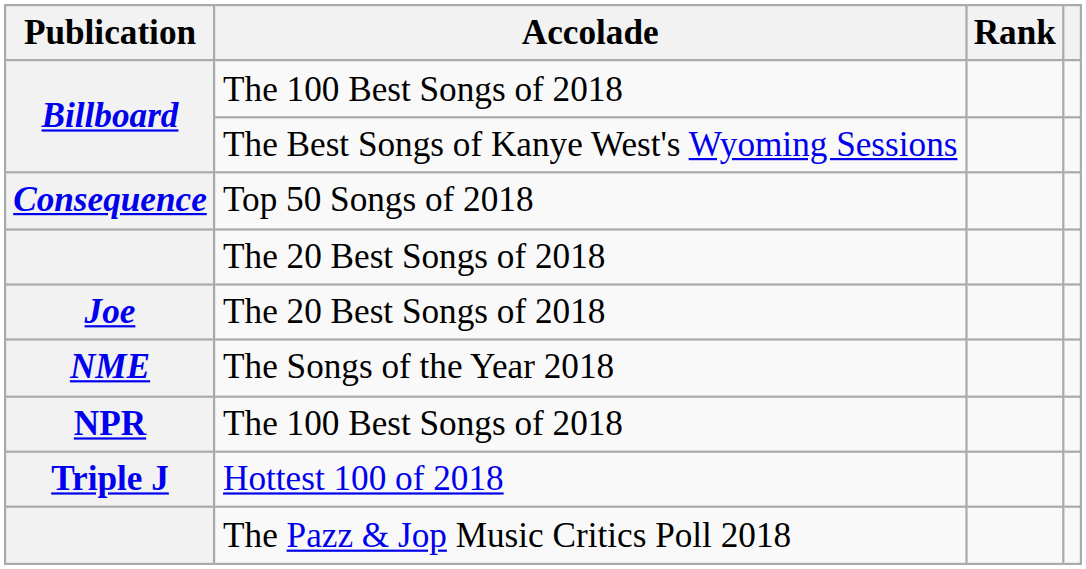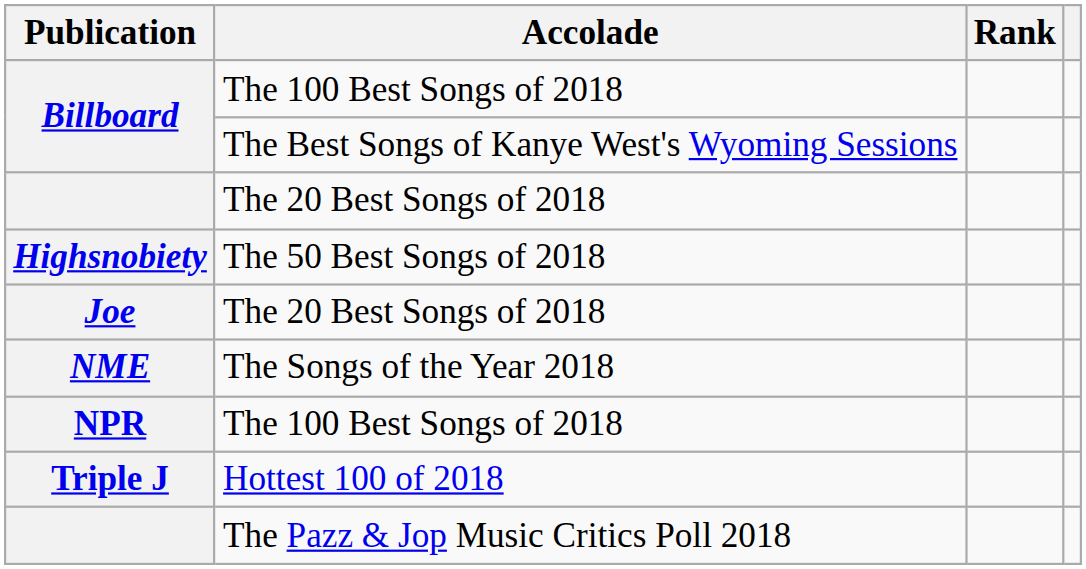- row: (110, 199)
+ row: (110, 255)
